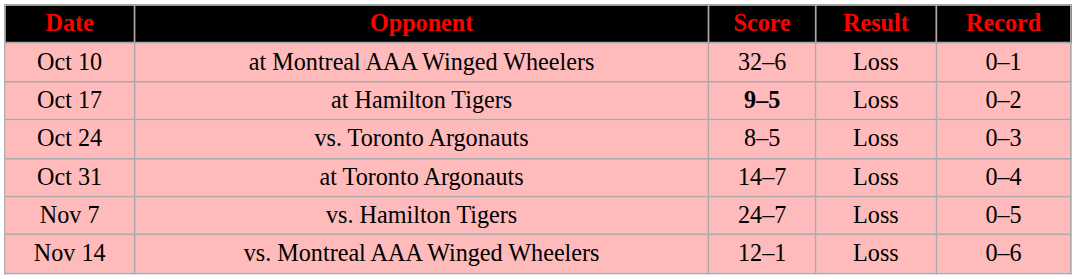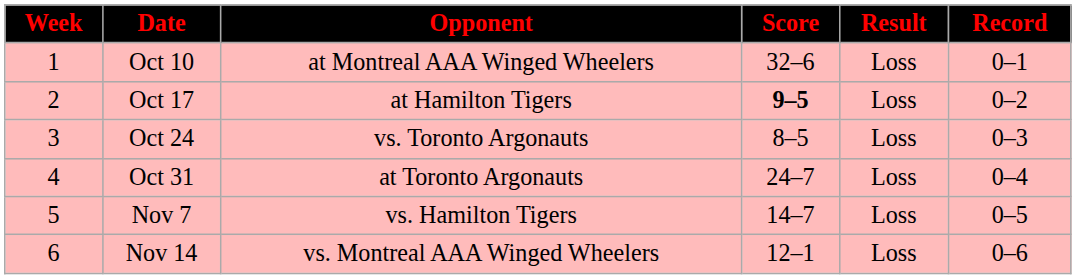+ column: (54, 23)
(762, 176) 14–7 -> (791, 176) 24–7
(762, 215) 24–7 -> (791, 215) 14–7
